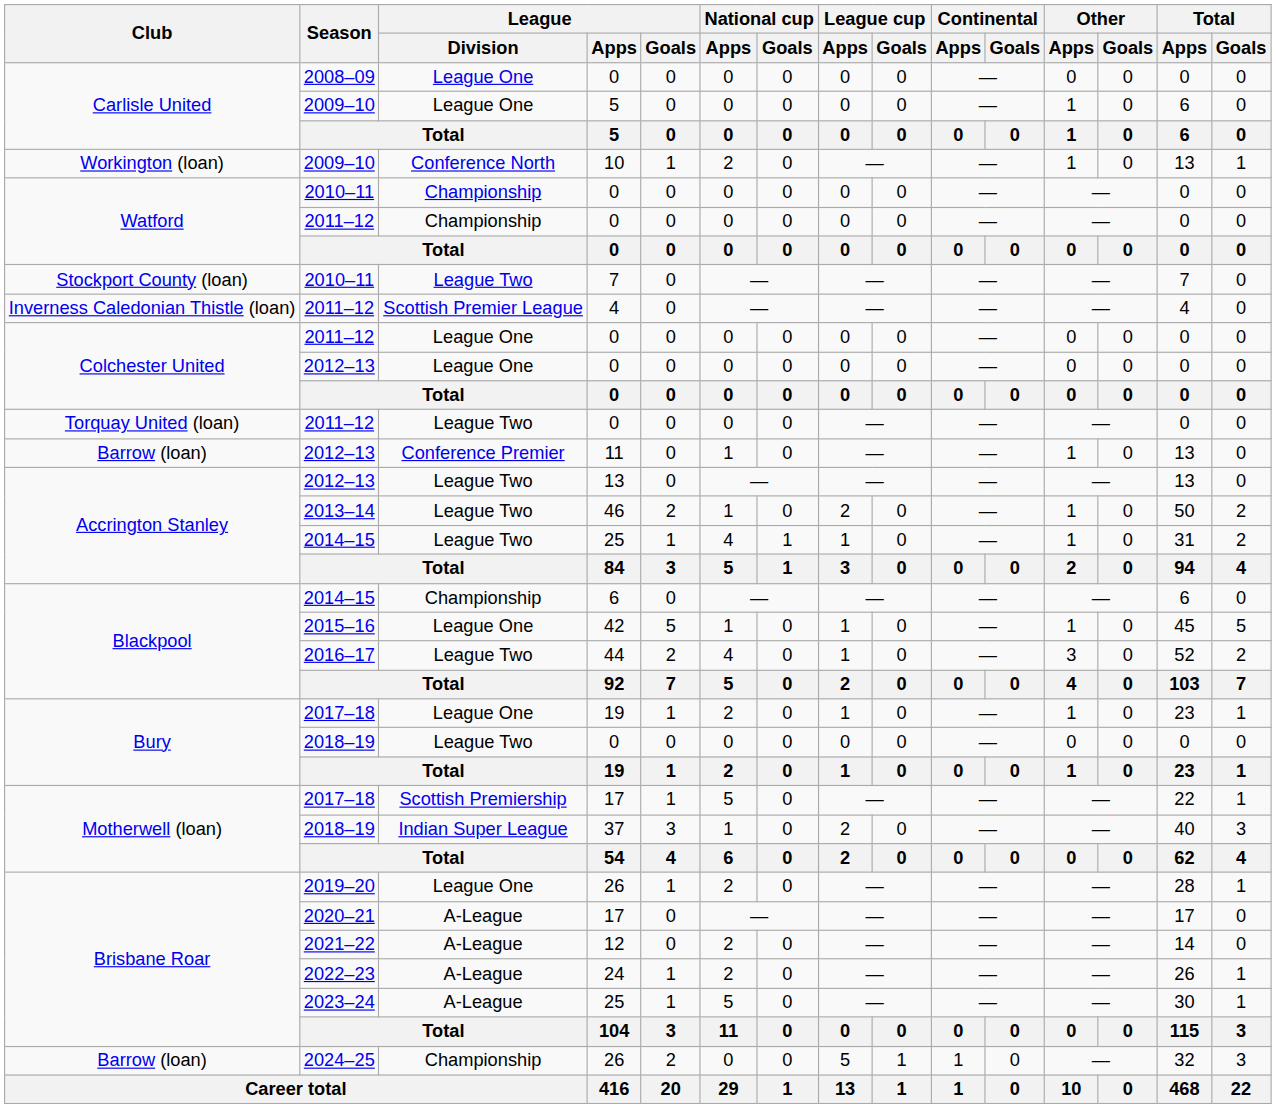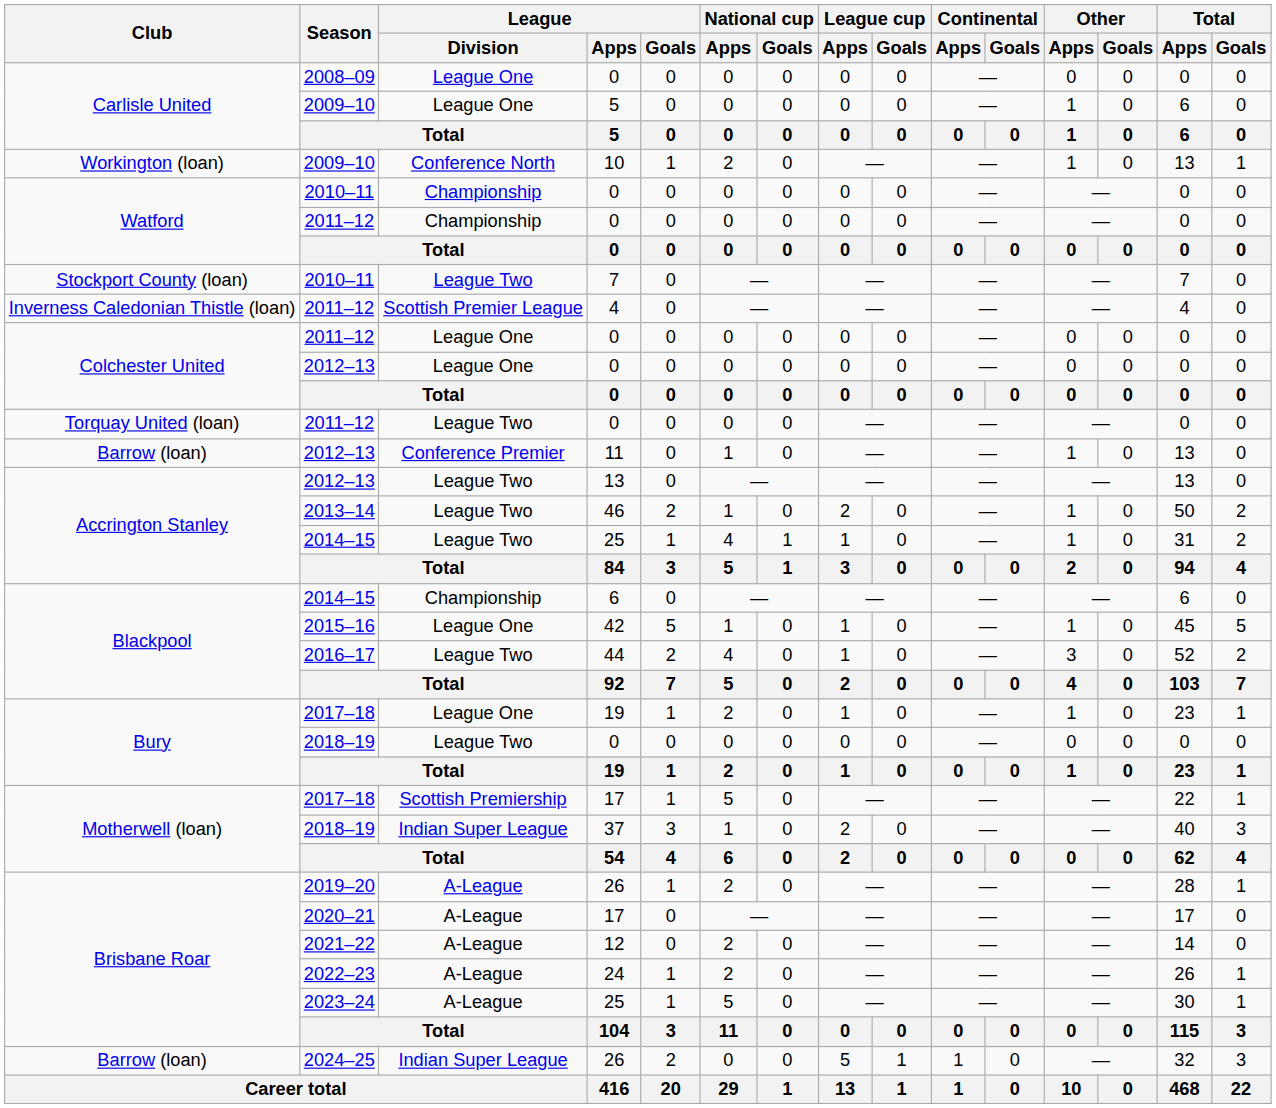(483, 886) League One -> (483, 886) A-League
(483, 1060) Championship -> (483, 1060) Indian Super League
